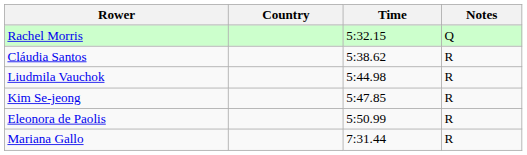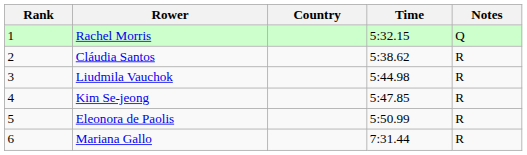+ column: (39, 14)
